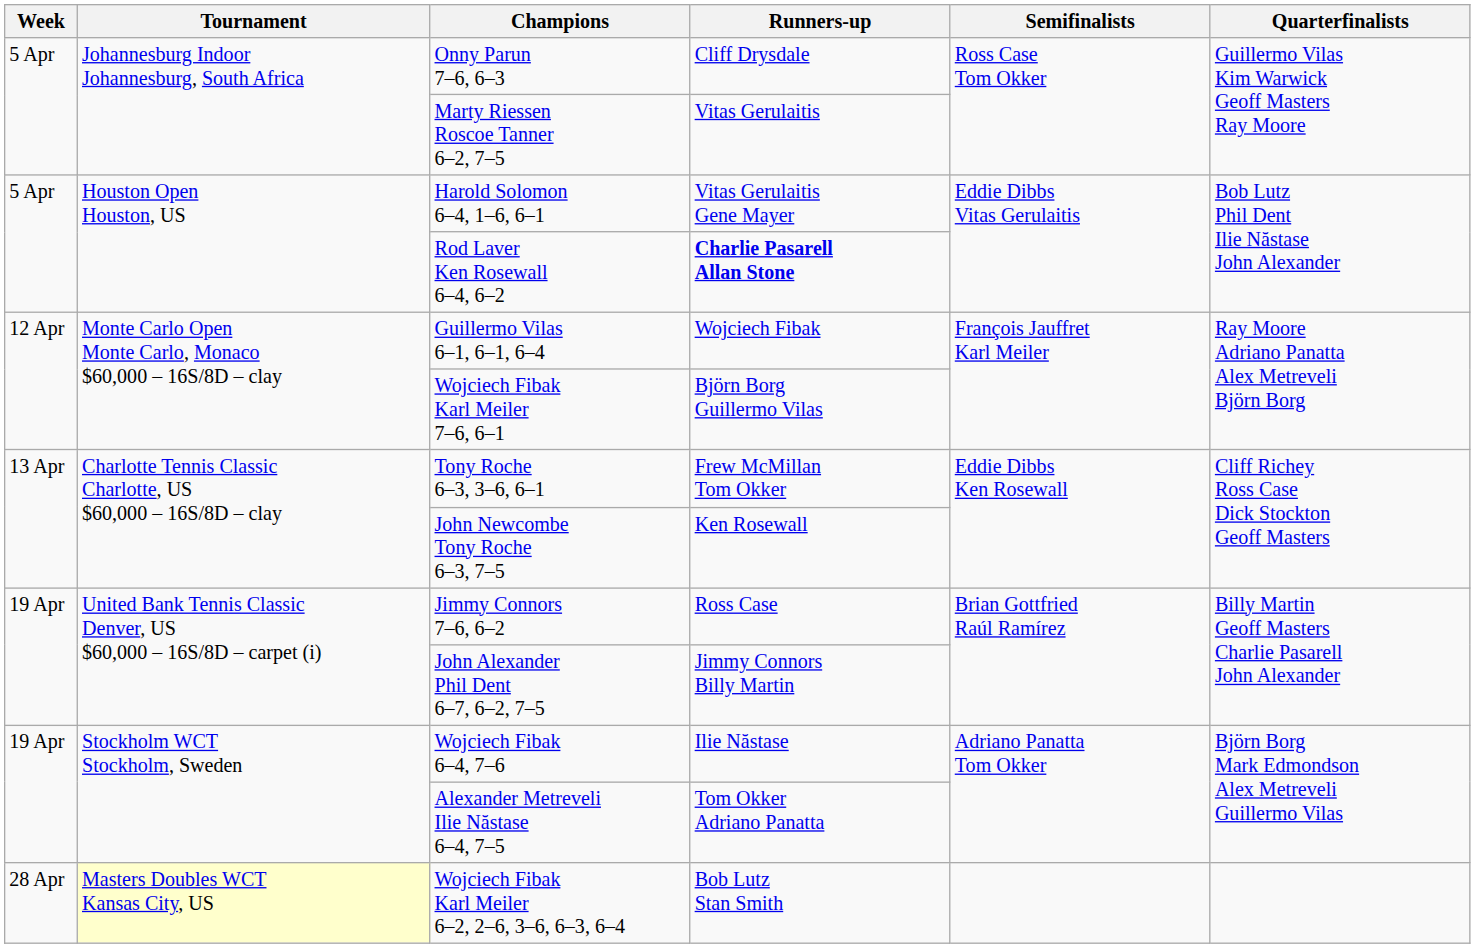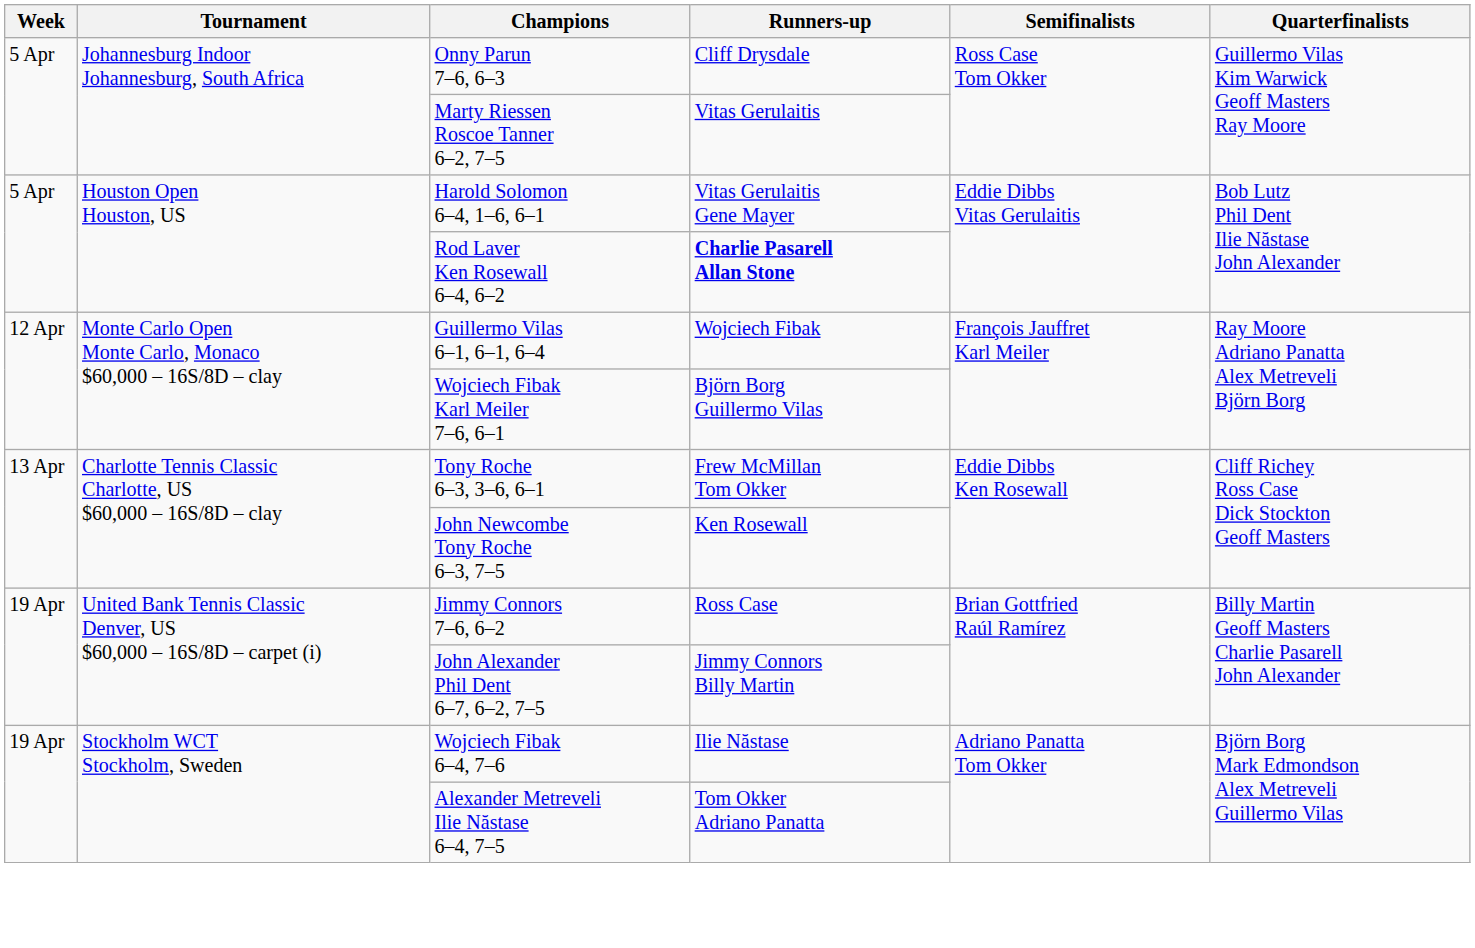- row: (530, 902)
